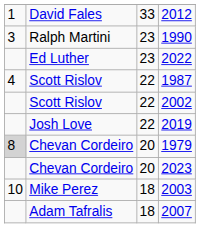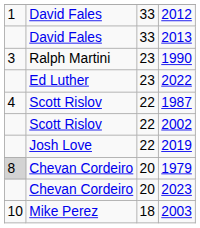+ row: (177, 37)
- row: (177, 211)
